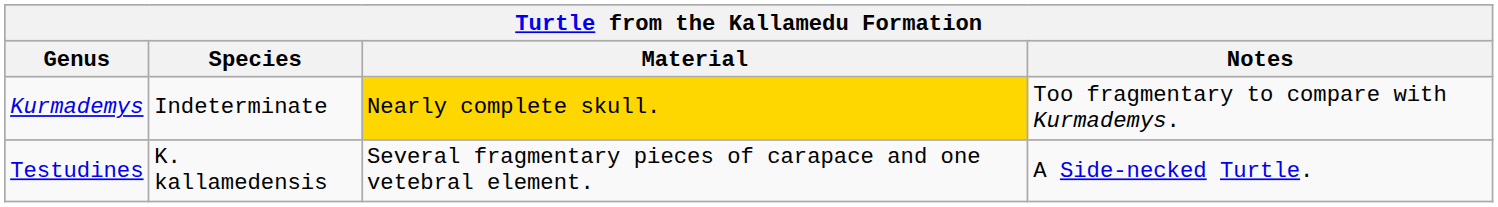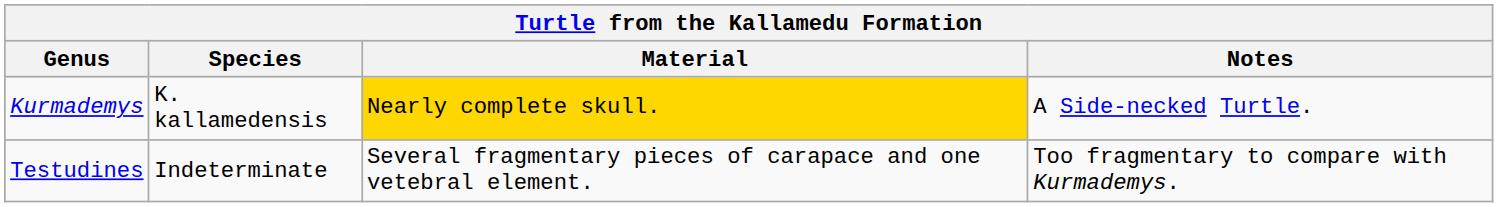(241, 108) Indeterminate -> (241, 108) K. kallamedensis
(1240, 108) Too fragmentary to compare with Kurmademys. -> (1173, 108) A Side-necked Turtle.
(241, 170) K. kallamedensis -> (241, 170) Indeterminate
(1173, 170) A Side-necked Turtle. -> (1240, 170) Too fragmentary to compare with Kurmademys.
